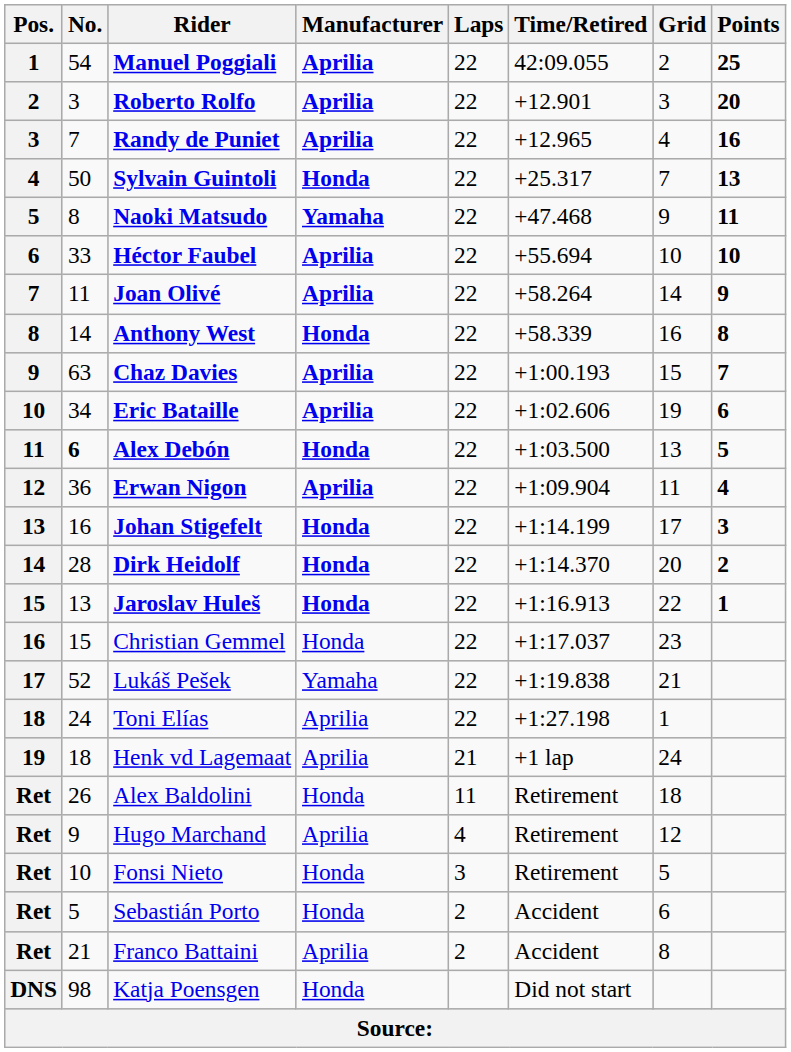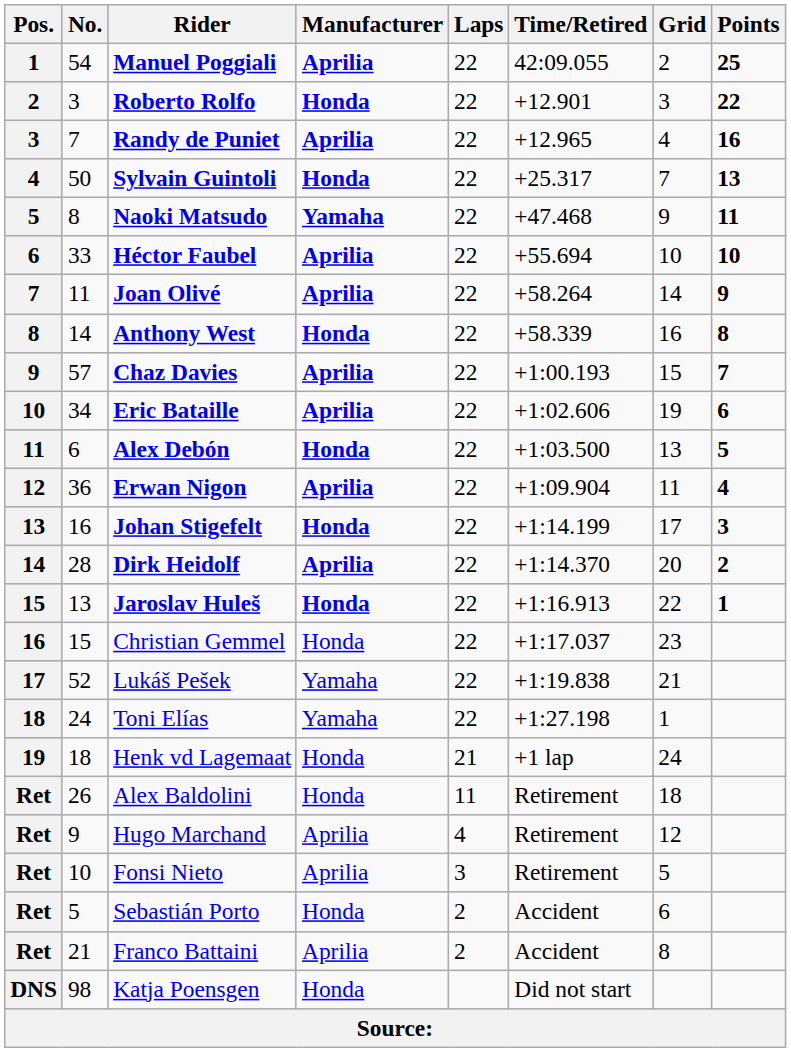(338, 101) Aprilia -> (336, 101) Honda
(729, 101) 20 -> (729, 101) 22
(80, 371) 63 -> (80, 371) 57
(74, 448) bold -> (74, 448) normal
(336, 564) Honda -> (338, 564) Aprilia
(335, 718) Aprilia -> (340, 718) Yamaha
(335, 757) Aprilia -> (333, 757) Honda
(333, 873) Honda -> (335, 873) Aprilia
